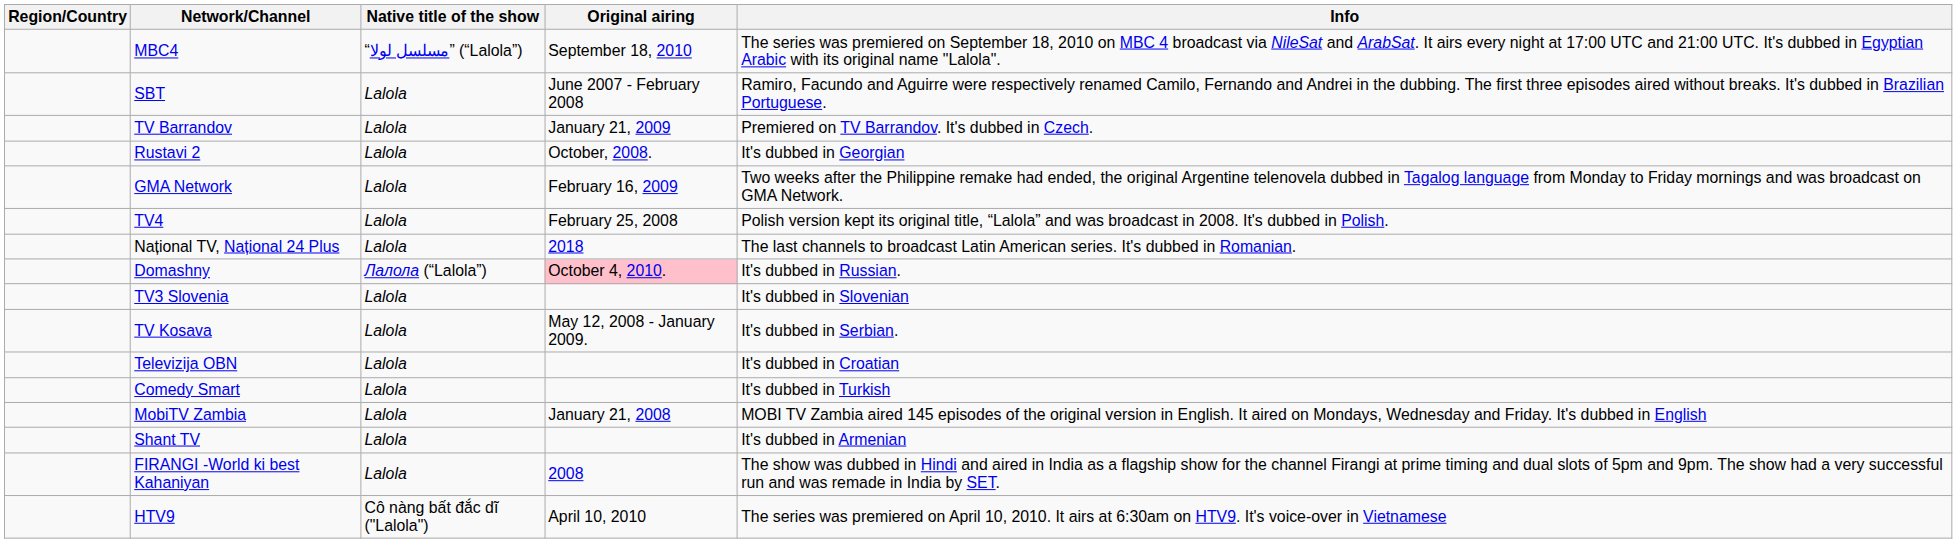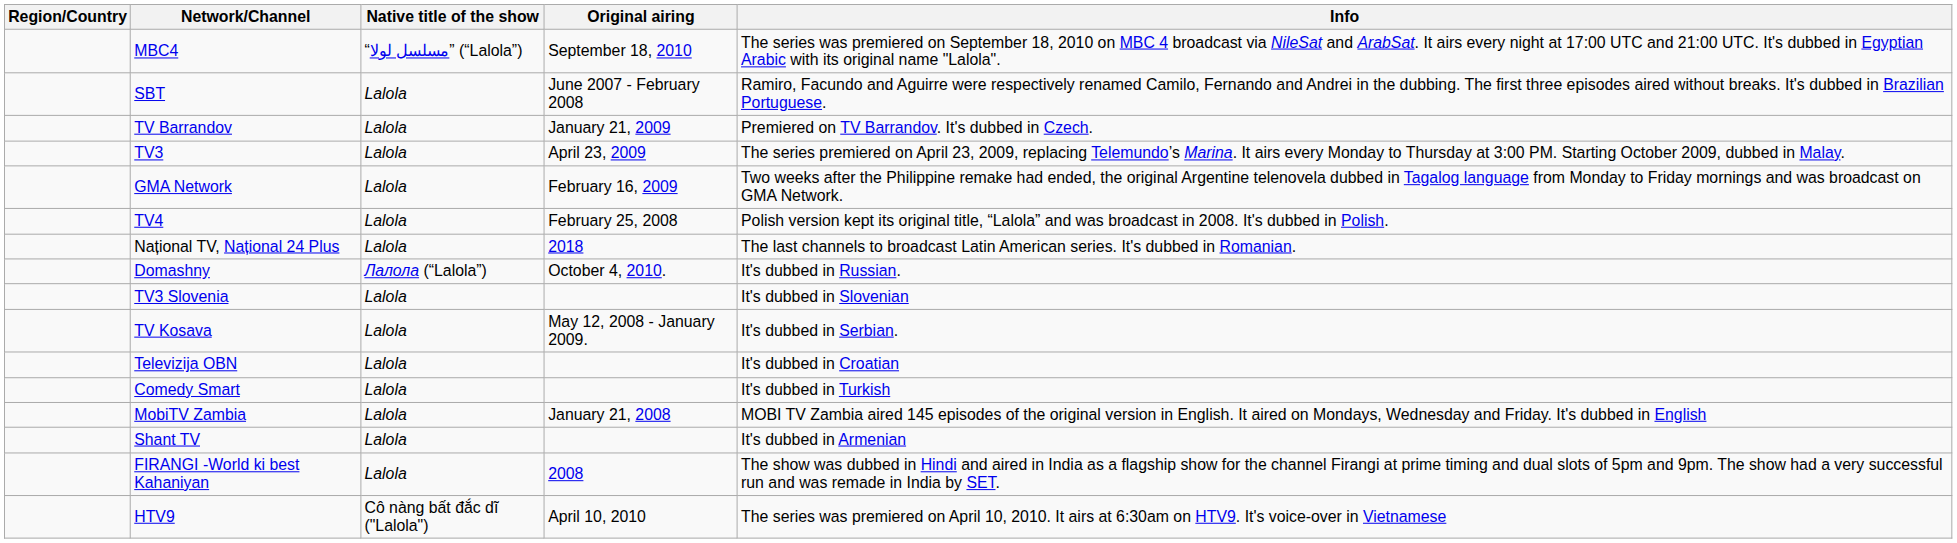- row: (167, 153)
+ row: (149, 153)
(607, 271) pink background -> (607, 271) no background
